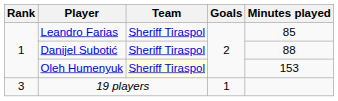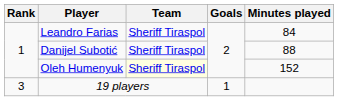(289, 31) 85 -> (289, 31) 84
(289, 68) 153 -> (289, 68) 152
